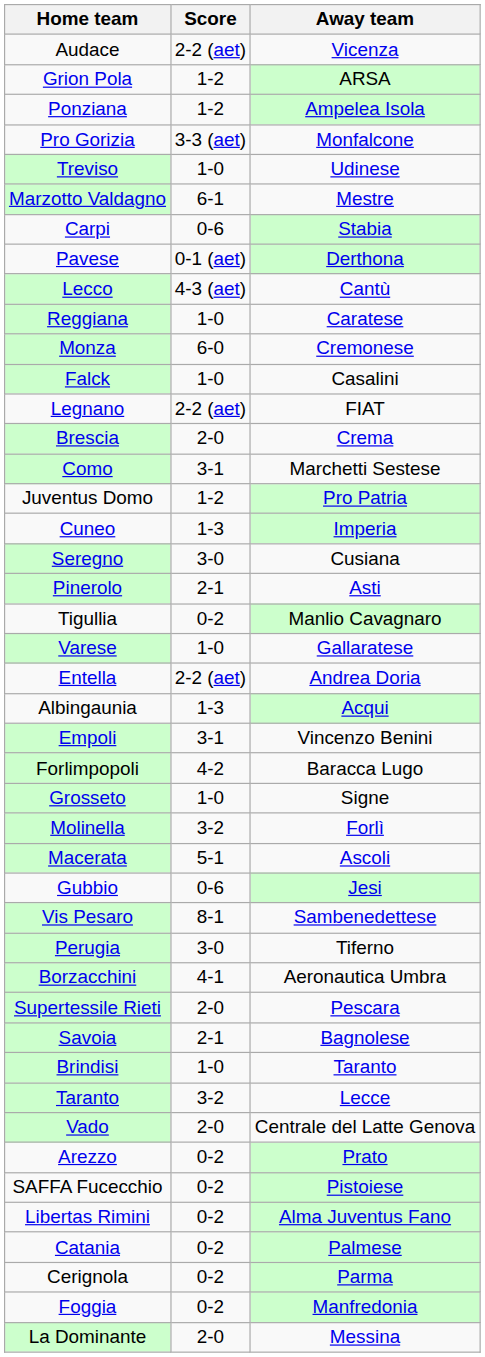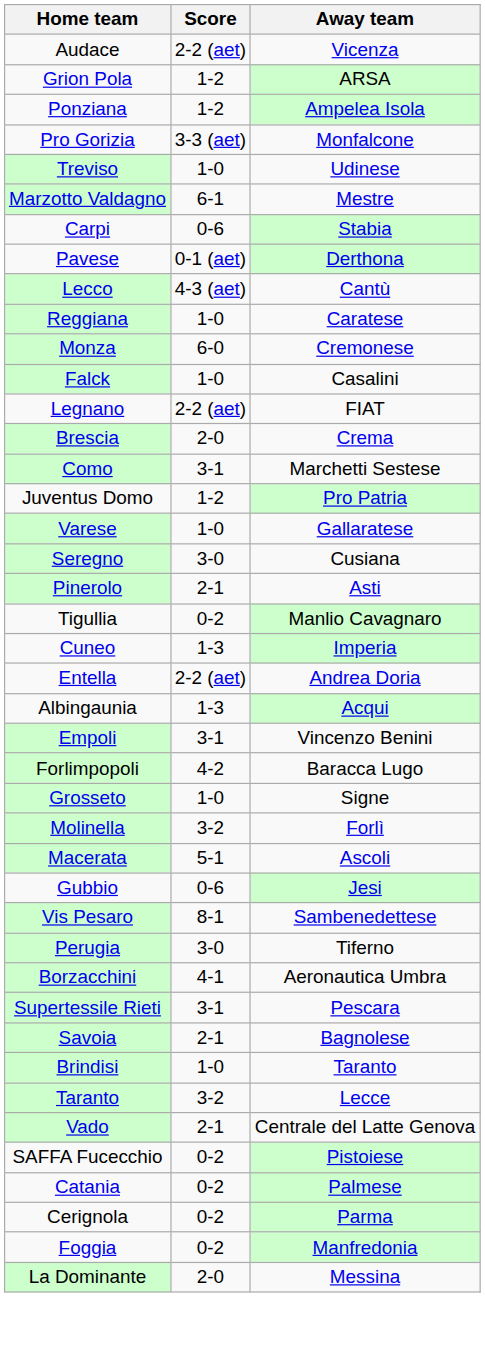rows swapped: (87, 648) <-> (87, 528)
(210, 1007) 2-0 -> (210, 1007) 3-1
(210, 1127) 2-0 -> (210, 1127) 2-1
- row: (87, 1157)
- row: (87, 1217)
